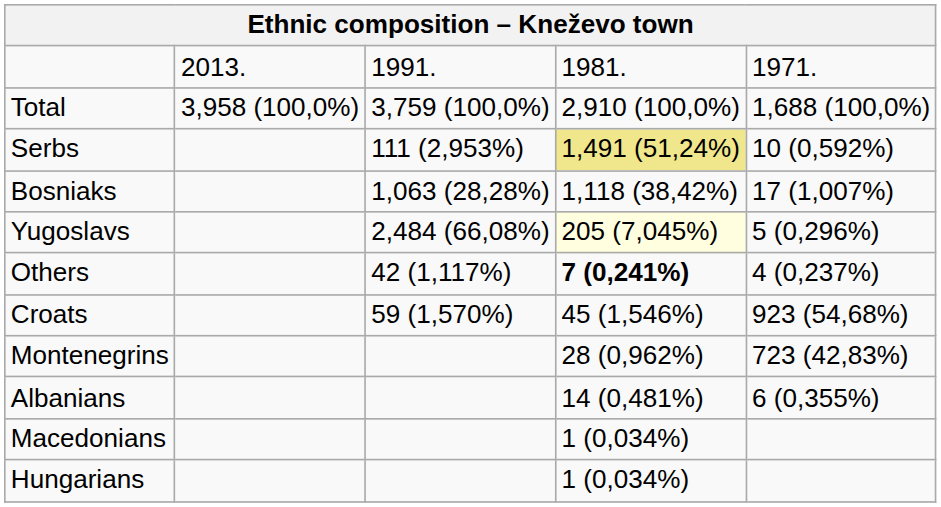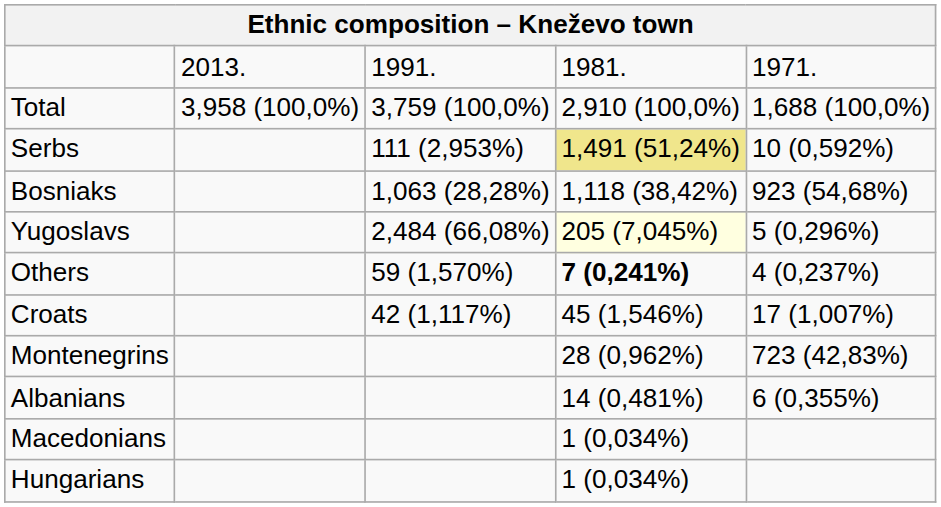(823, 190) 17 (1,007%) -> (830, 190) 923 (54,68%)
(441, 273) 42 (1,117%) -> (442, 273) 59 (1,570%)
(442, 314) 59 (1,570%) -> (441, 314) 42 (1,117%)
(830, 314) 923 (54,68%) -> (823, 314) 17 (1,007%)
